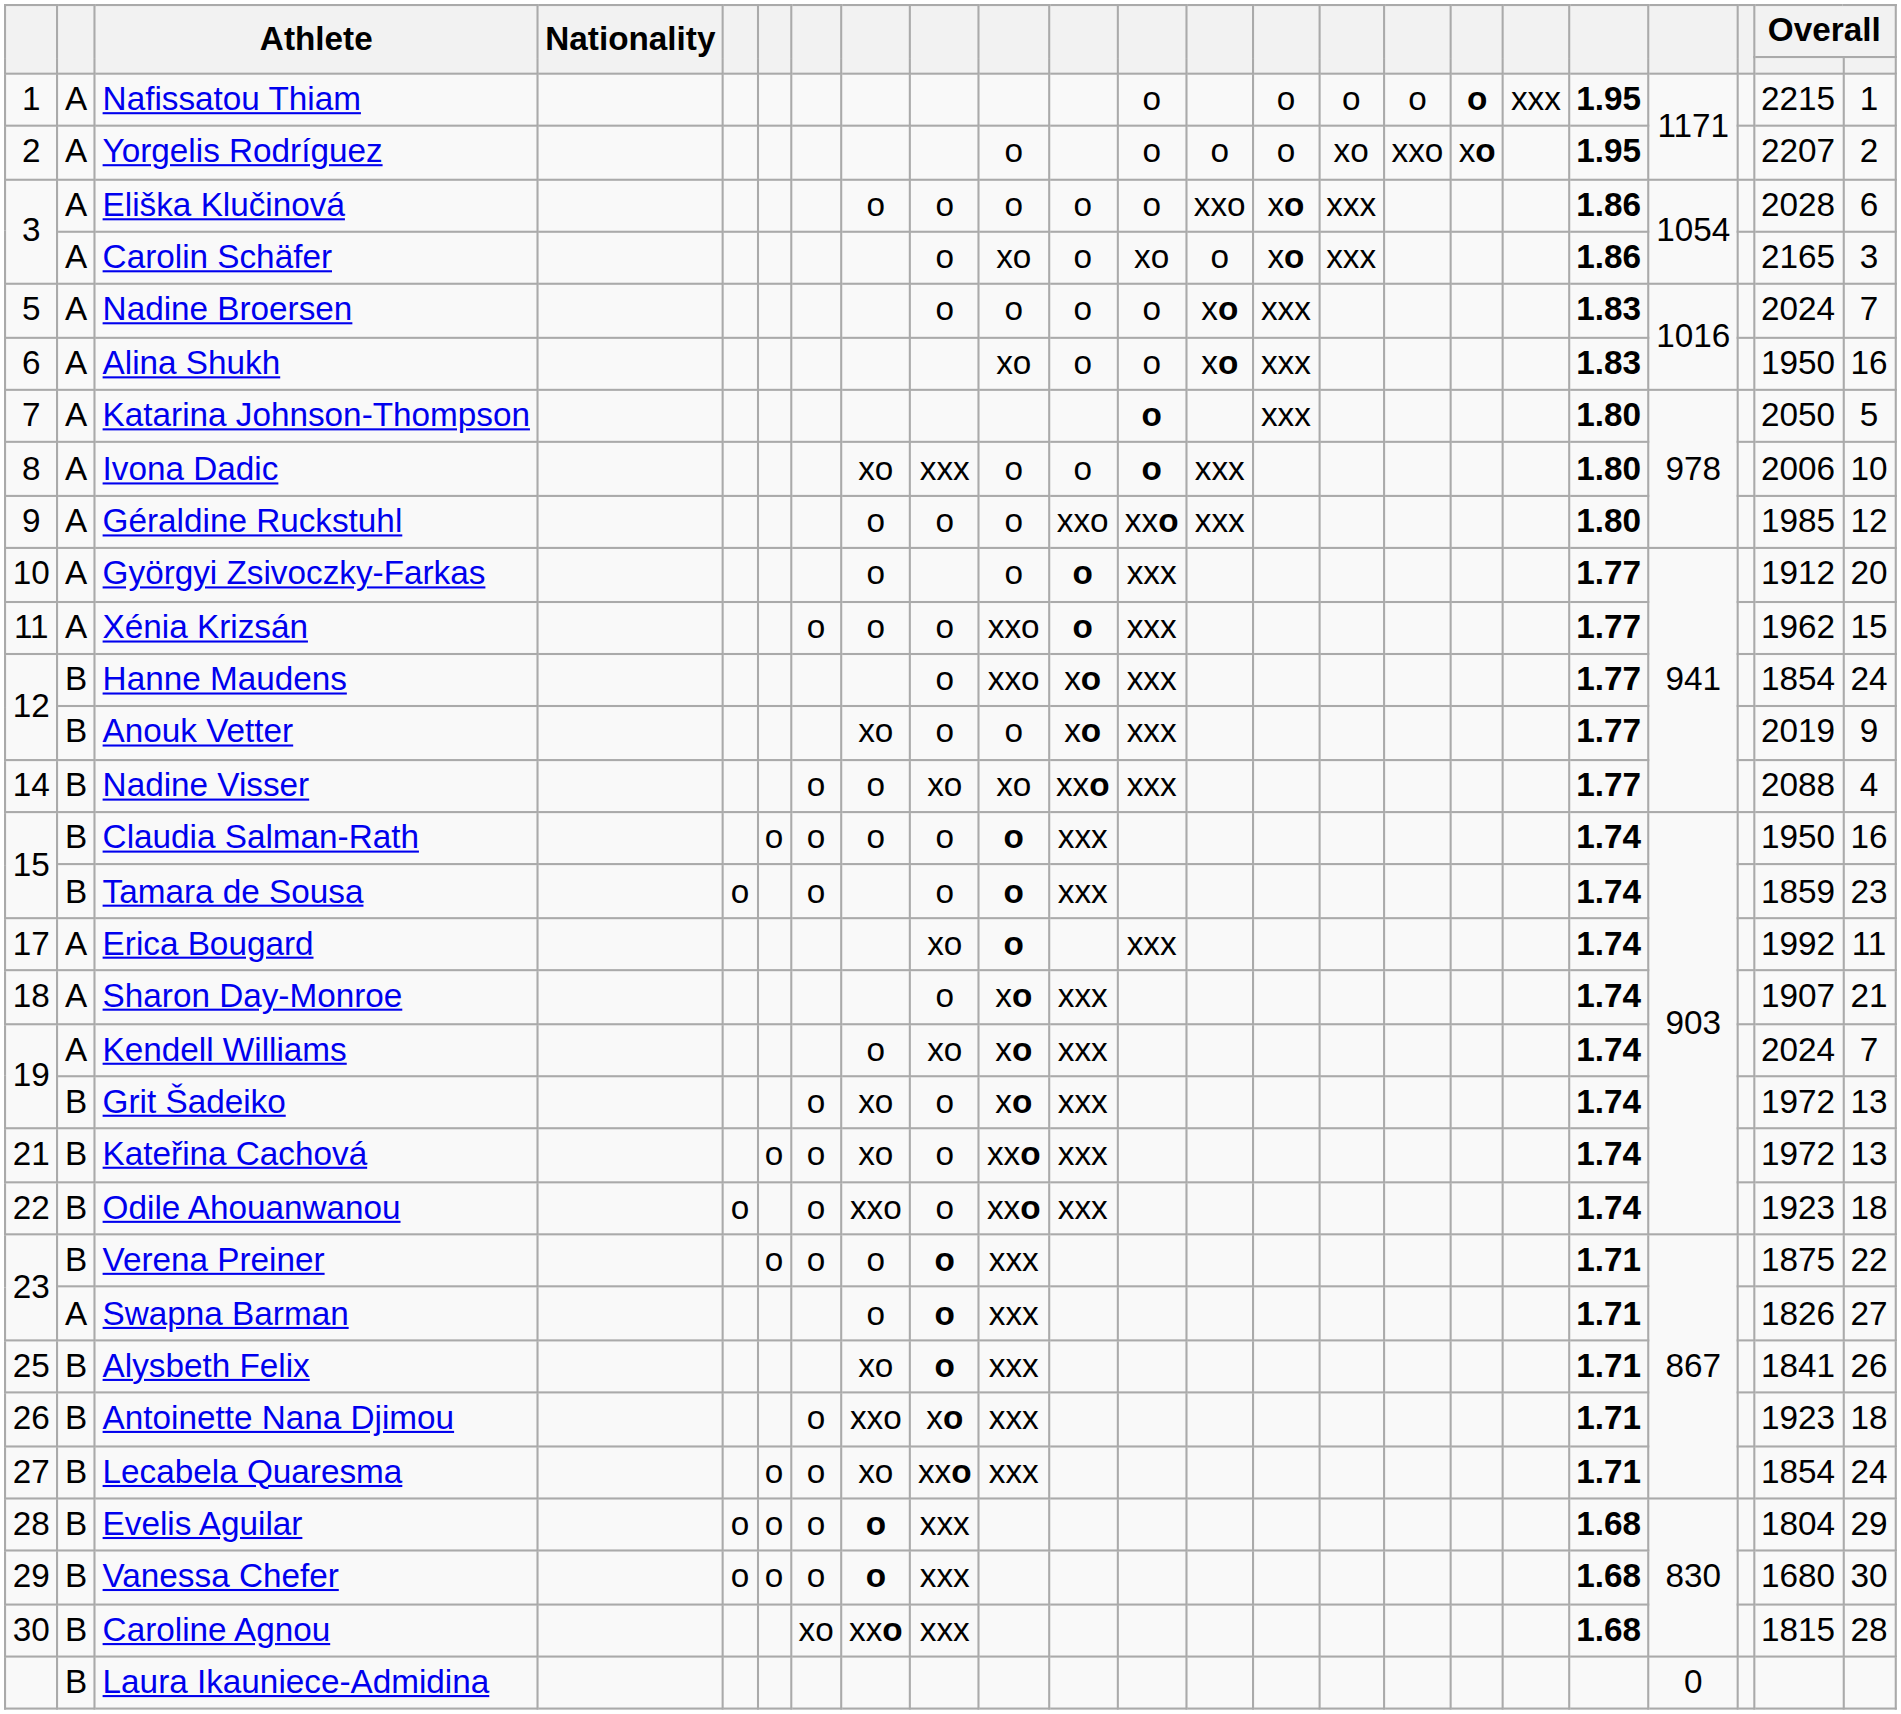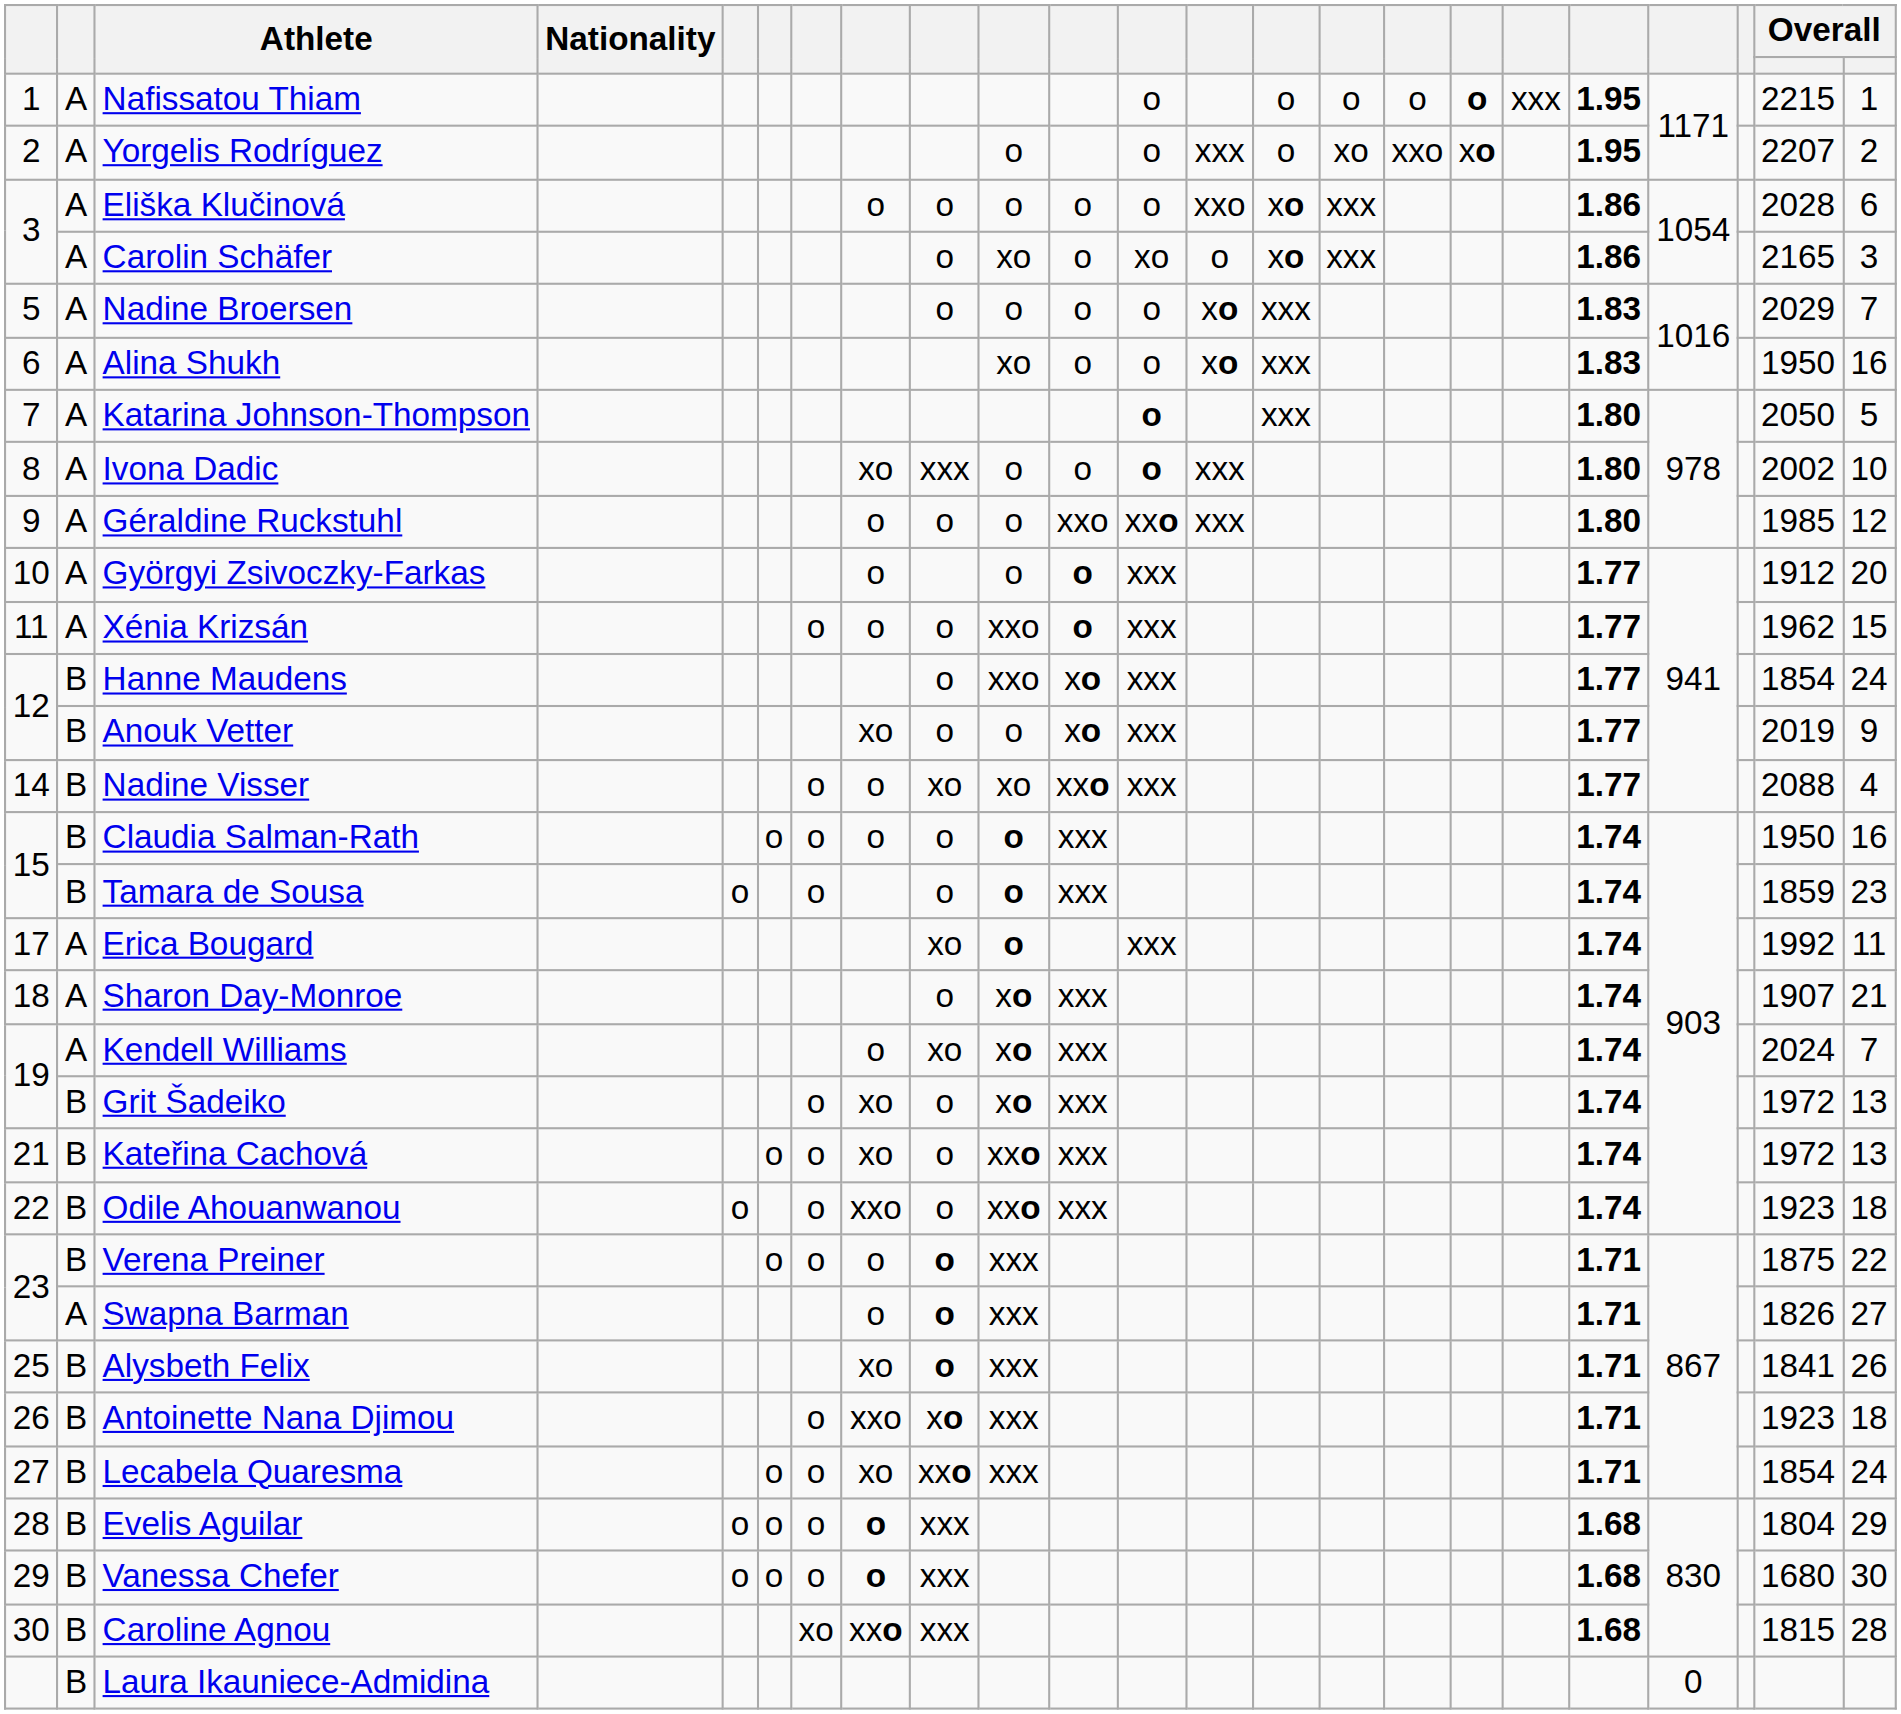(1220, 151) o -> (1220, 151) xxx
(1798, 310) 2024 -> (1798, 310) 2029
(1798, 468) 2006 -> (1798, 468) 2002
